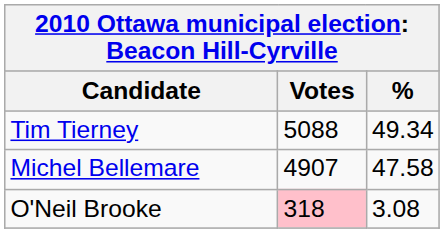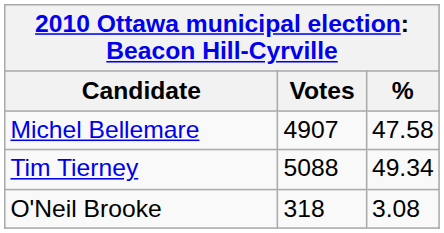rows swapped: (74, 129) <-> (105, 168)
(304, 208) pink background -> (304, 208) no background
